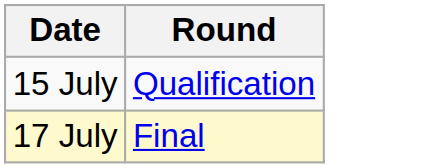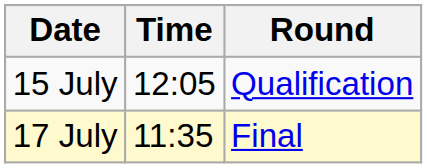+ column: (174, 30)
